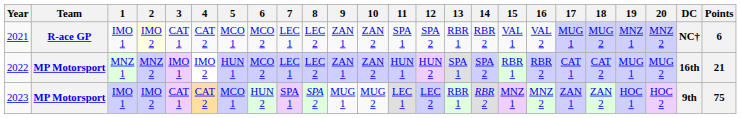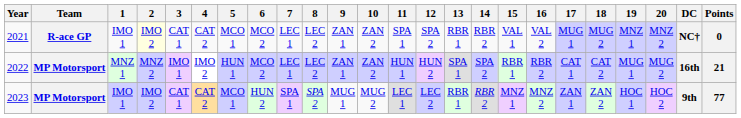(719, 37) 6 -> (719, 37) 0
(719, 97) 75 -> (719, 97) 77
